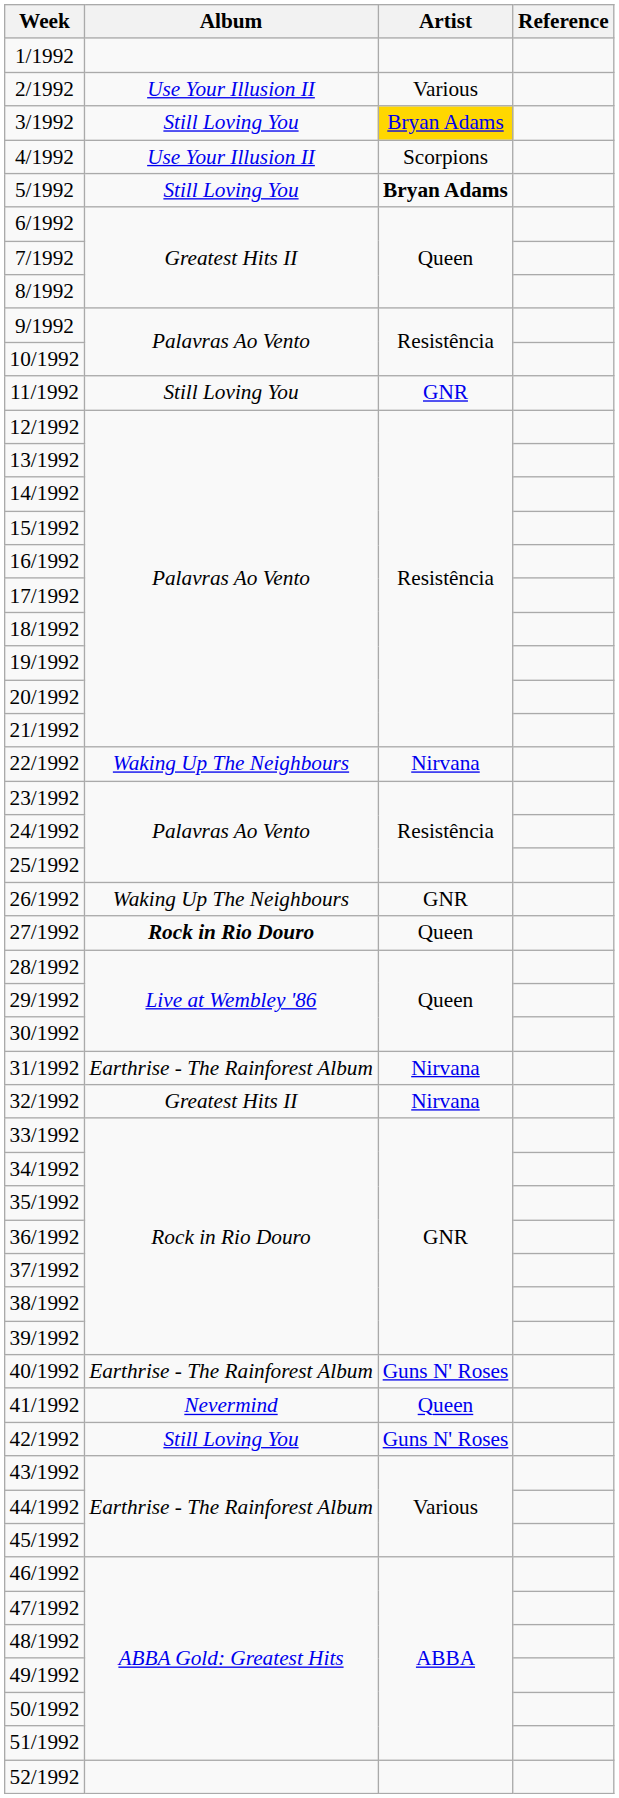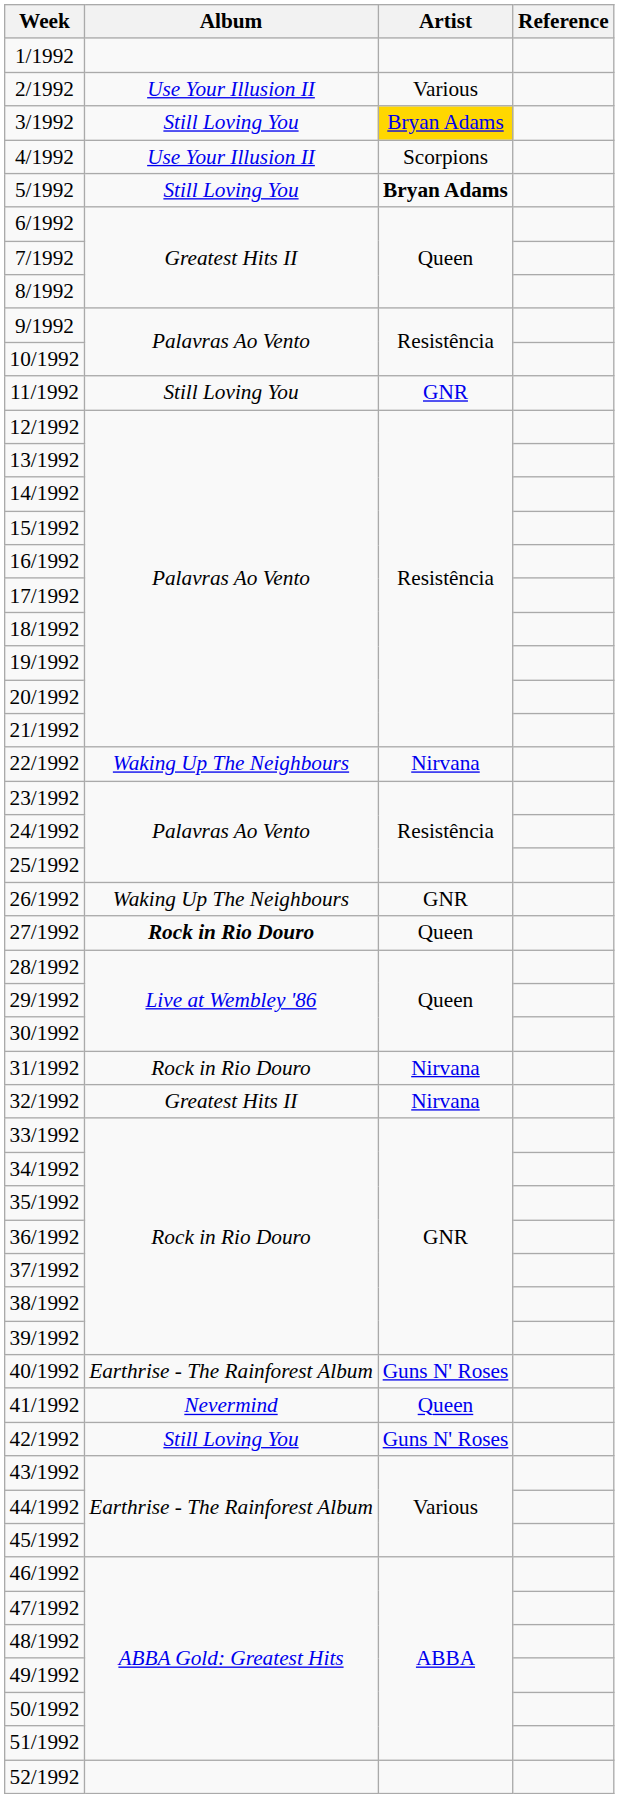(231, 1067) Earthrise - The Rainforest Album -> (231, 1067) Rock in Rio Douro
